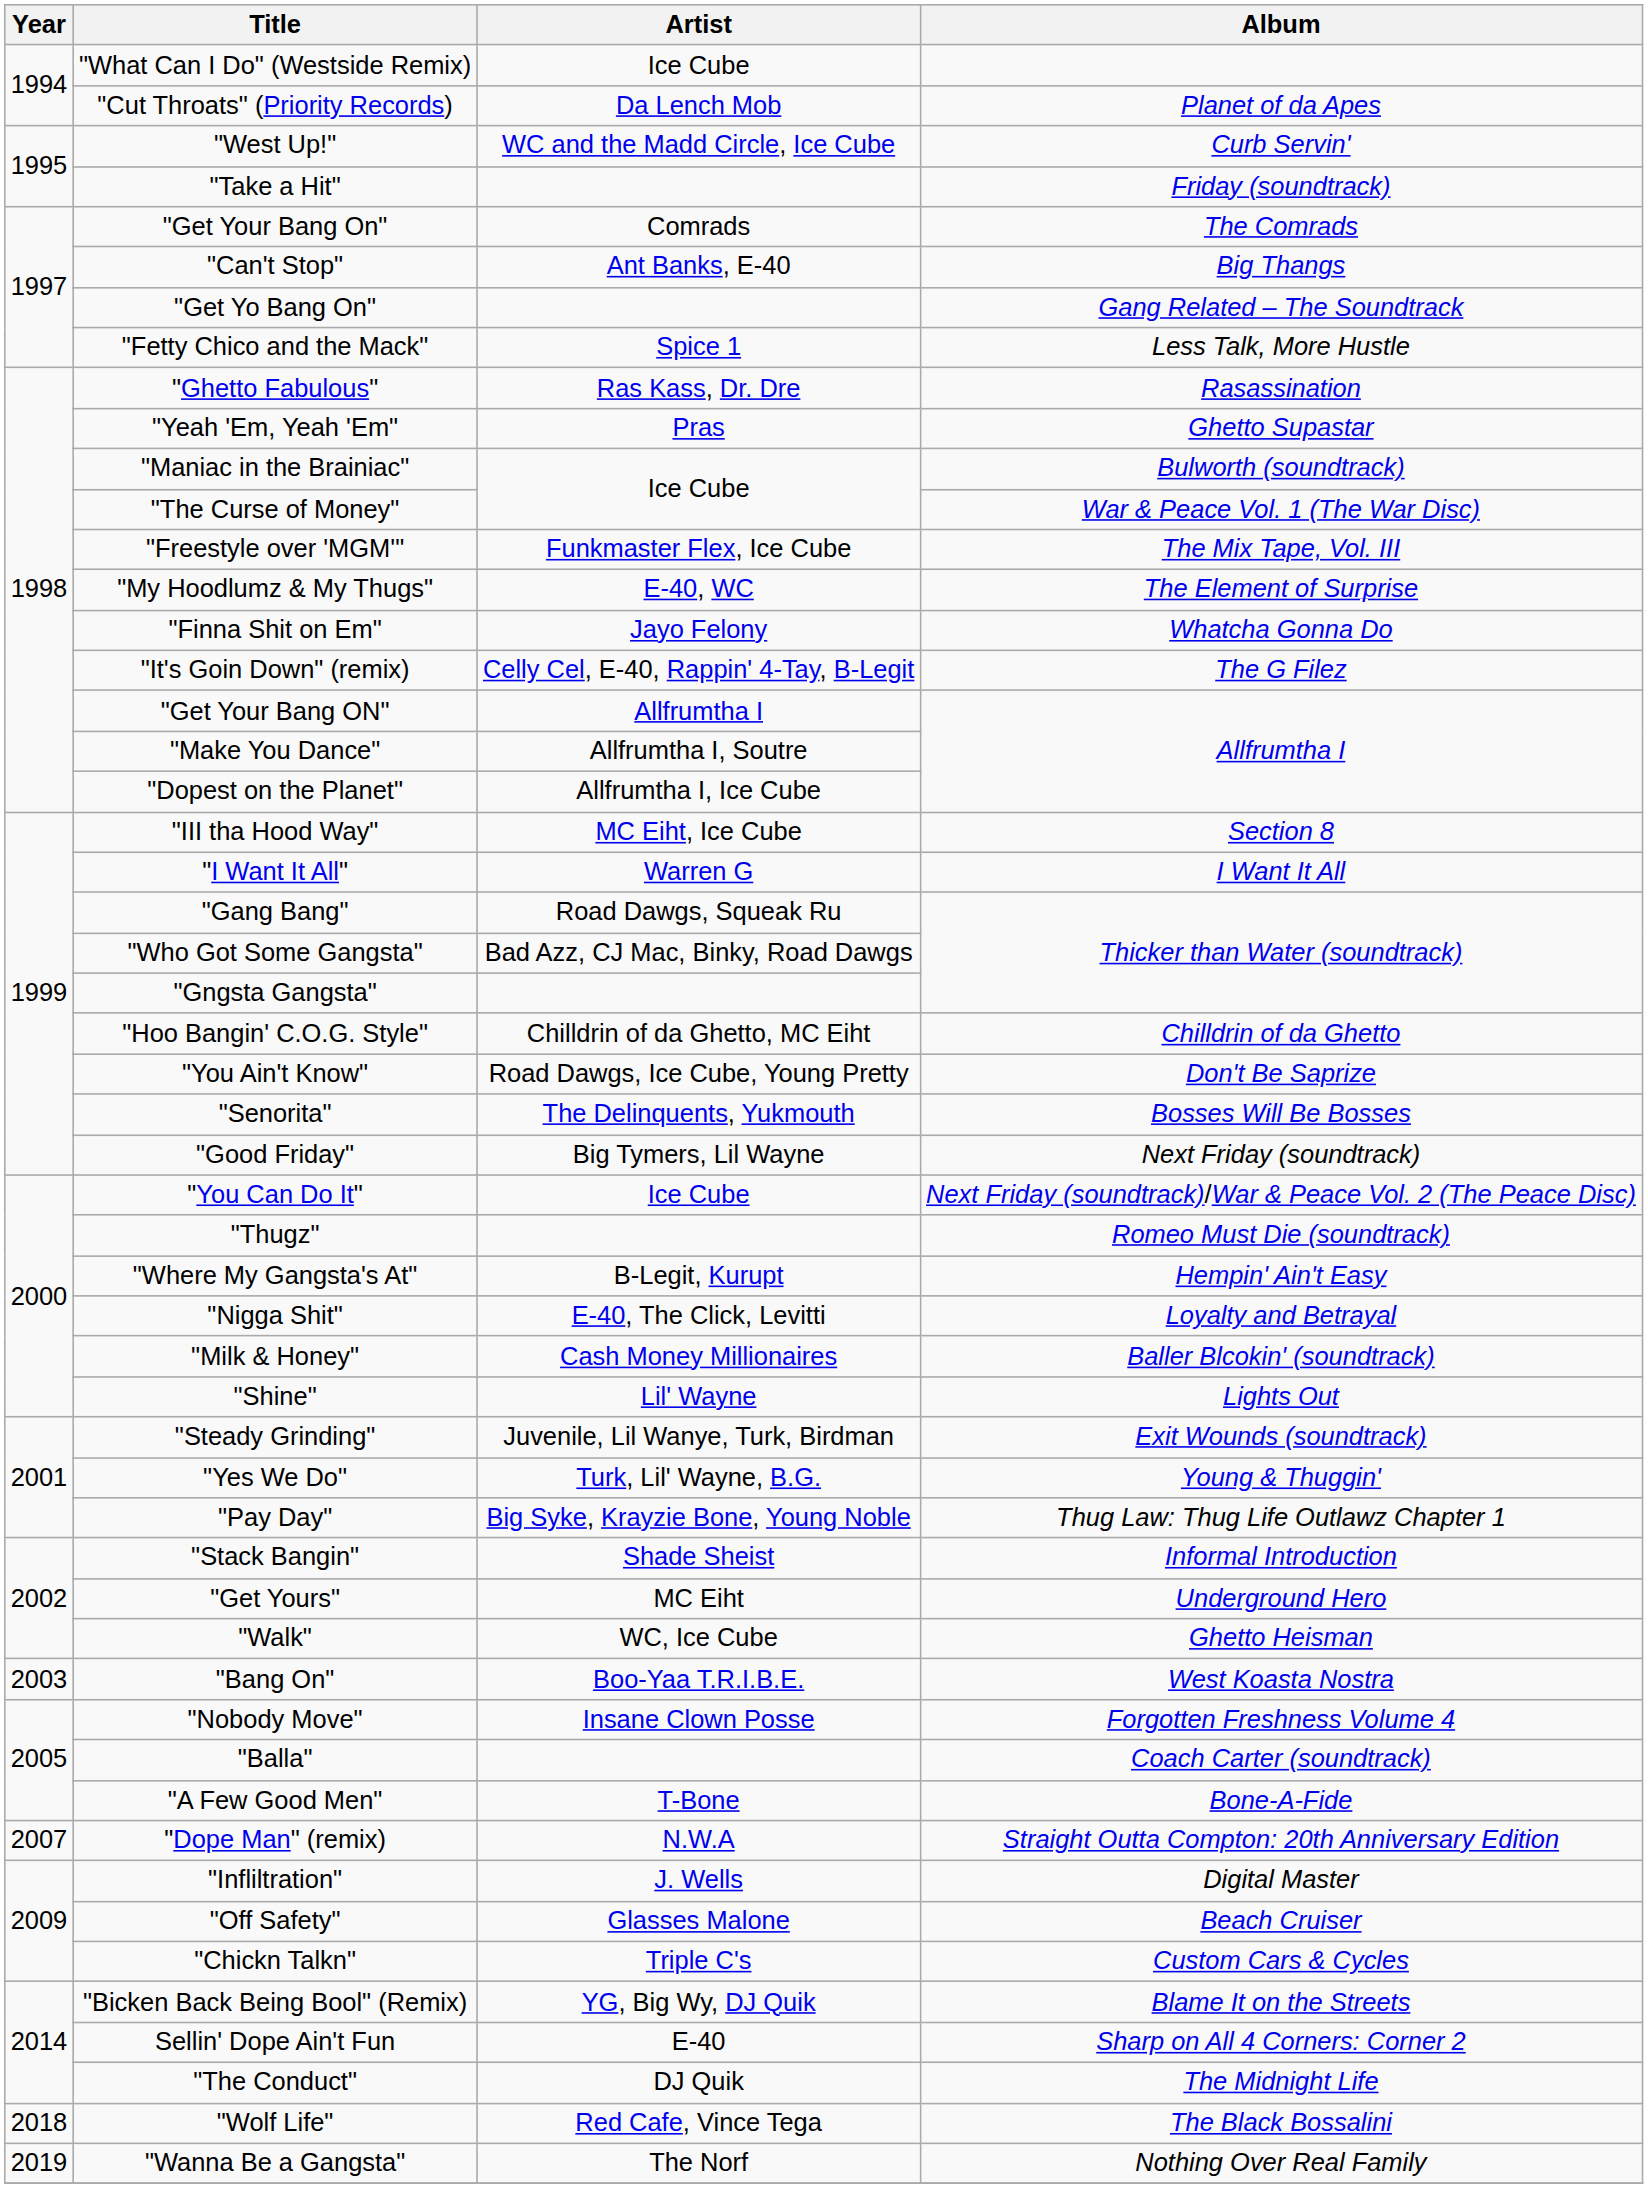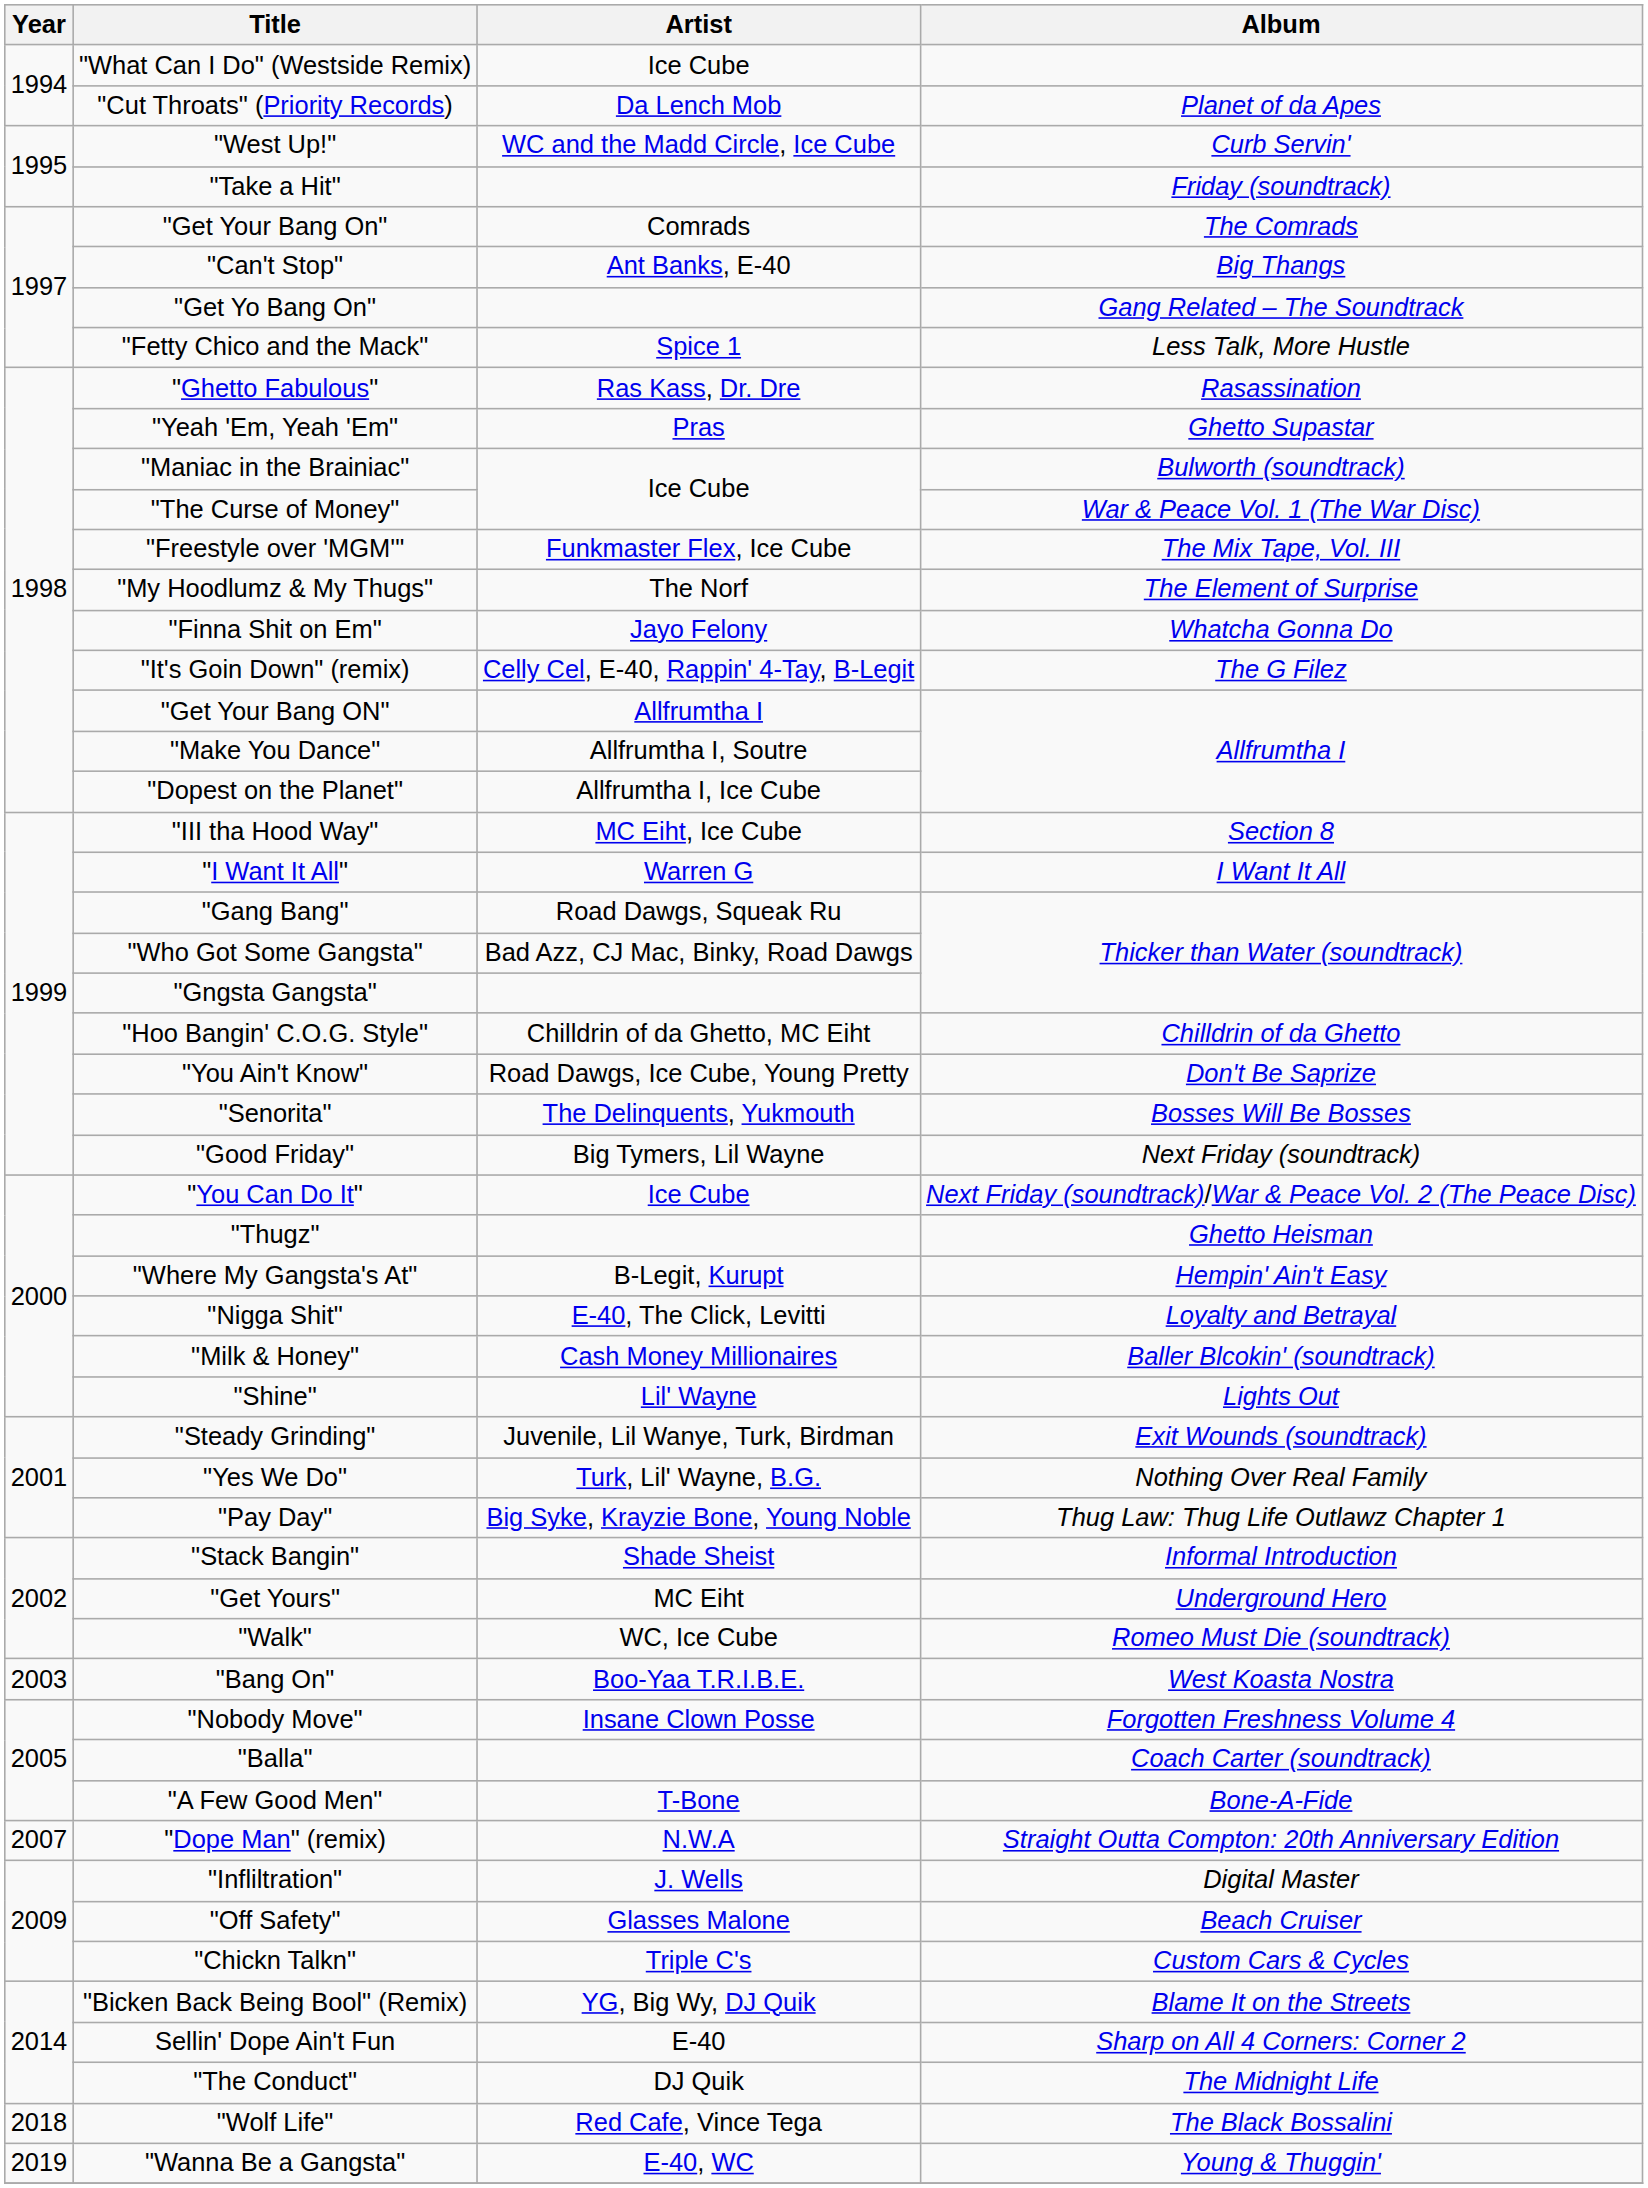(699, 589) E-40, WC -> (699, 589) The Norf
(1281, 1235) Romeo Must Die (soundtrack) -> (1281, 1235) Ghetto Heisman
(1281, 1477) Young & Thuggin' -> (1281, 1477) Nothing Over Real Family
(1281, 1638) Ghetto Heisman -> (1281, 1638) Romeo Must Die (soundtrack)
(699, 2163) The Norf -> (699, 2163) E-40, WC
(1281, 2163) Nothing Over Real Family -> (1281, 2163) Young & Thuggin'
